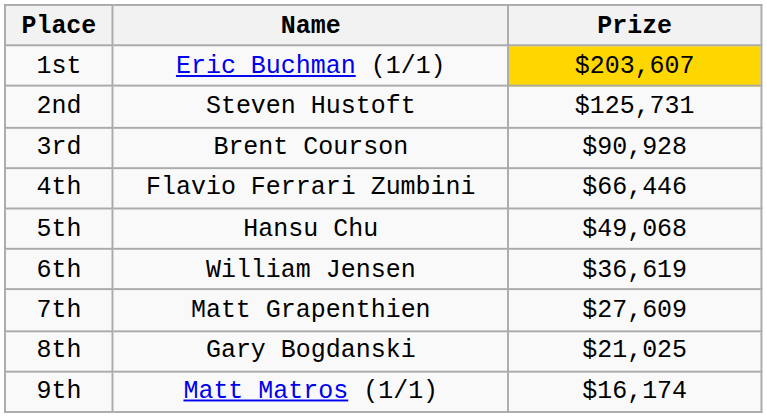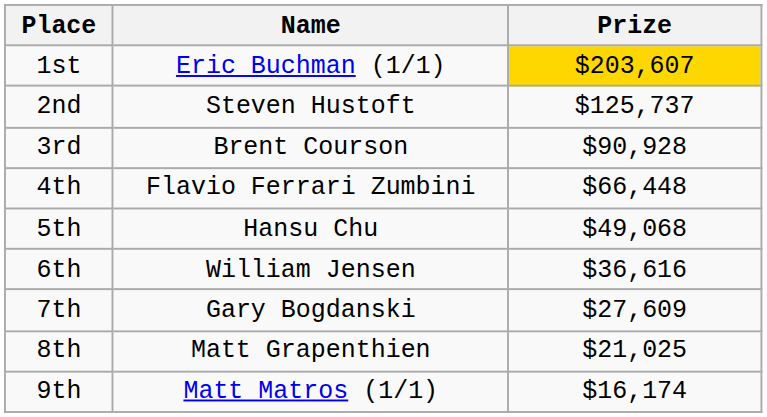(635, 107) $125,731 -> (635, 107) $125,737
(635, 188) $66,446 -> (635, 188) $66,448
(635, 269) $36,619 -> (635, 269) $36,616
(311, 310) Matt Grapenthien -> (311, 310) Gary Bogdanski
(311, 351) Gary Bogdanski -> (311, 351) Matt Grapenthien
